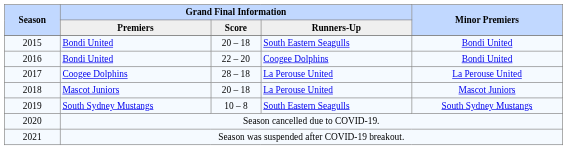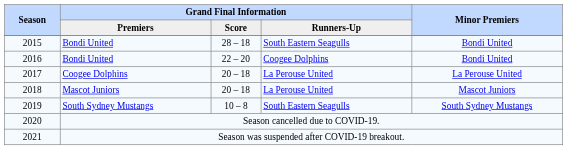(236, 43) 20 – 18 -> (236, 43) 28 – 18
(236, 74) 28 – 18 -> (236, 74) 20 – 18
